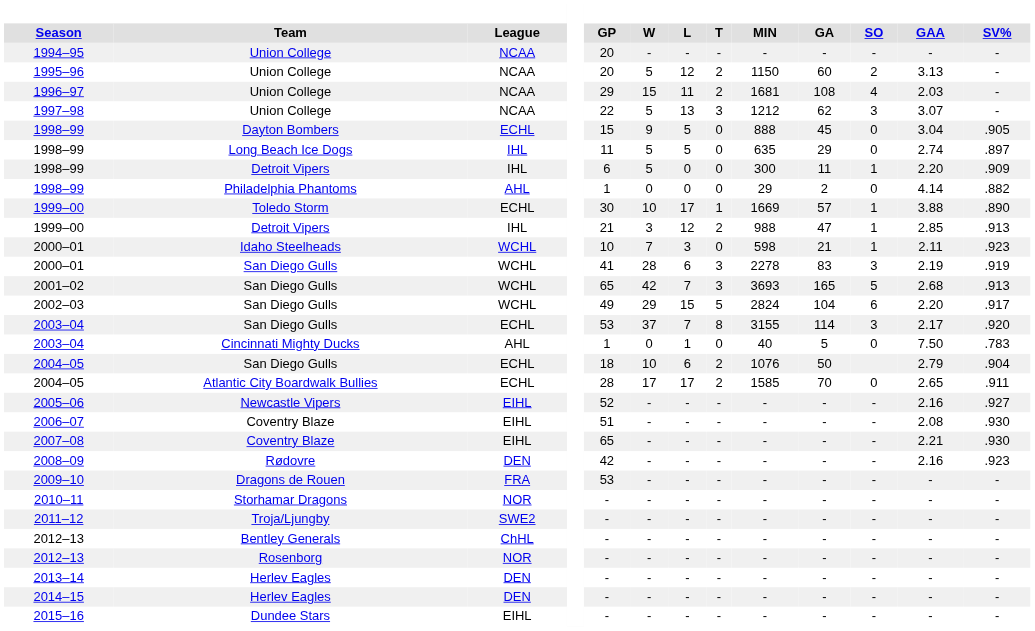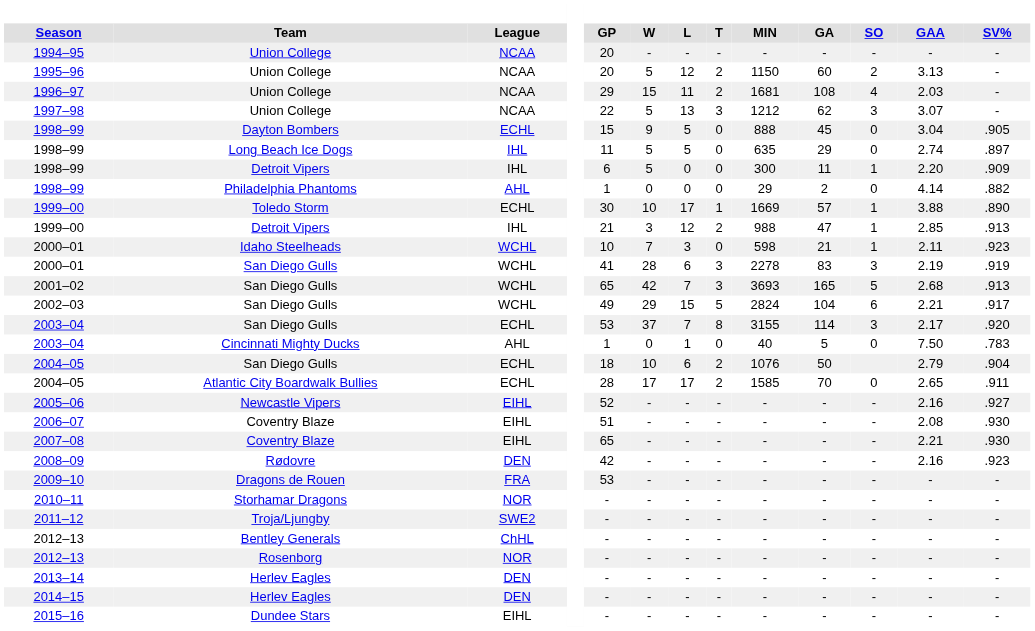(930, 305) 2.20 -> (930, 305) 2.21
